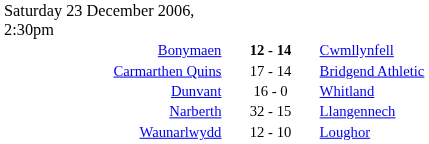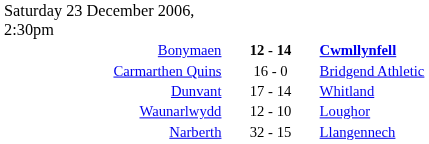(357, 50) normal -> (358, 50) bold
(271, 70) 17 - 14 -> (271, 70) 16 - 0
(271, 91) 16 - 0 -> (271, 91) 17 - 14
rows swapped: (195, 111) <-> (180, 132)
